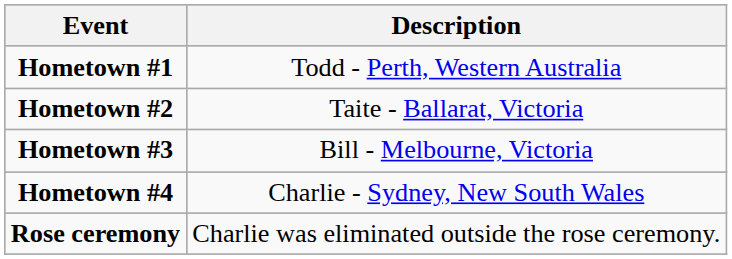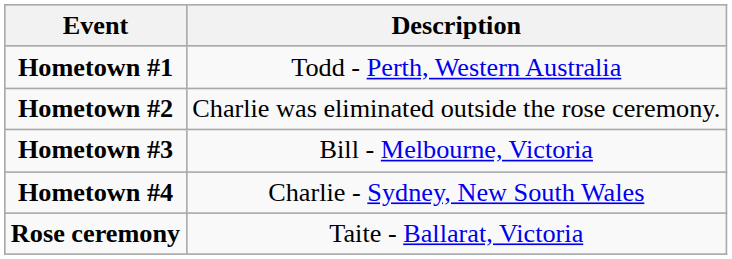(456, 108) Taite - Ballarat, Victoria -> (456, 108) Charlie was eliminated outside the rose ceremony.
(456, 233) Charlie was eliminated outside the rose ceremony. -> (456, 233) Taite - Ballarat, Victoria
